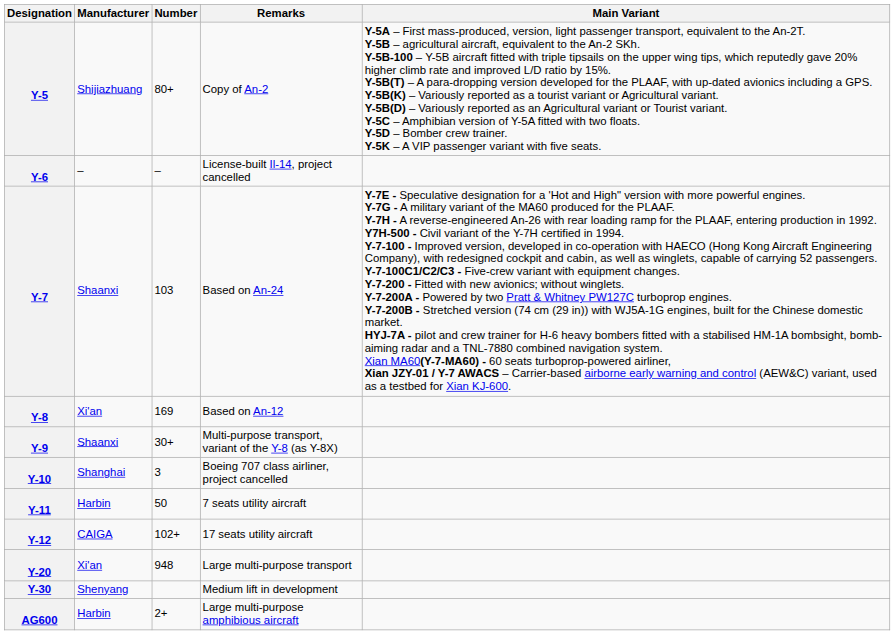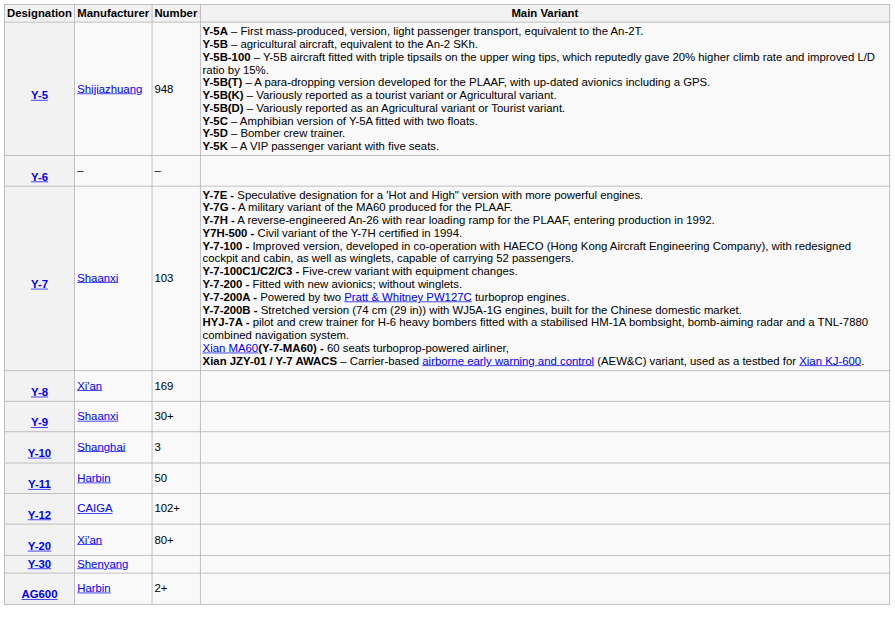- column: (281, 13)
(164, 89) 80+ -> (164, 89) 948
(164, 565) 948 -> (164, 539) 80+
